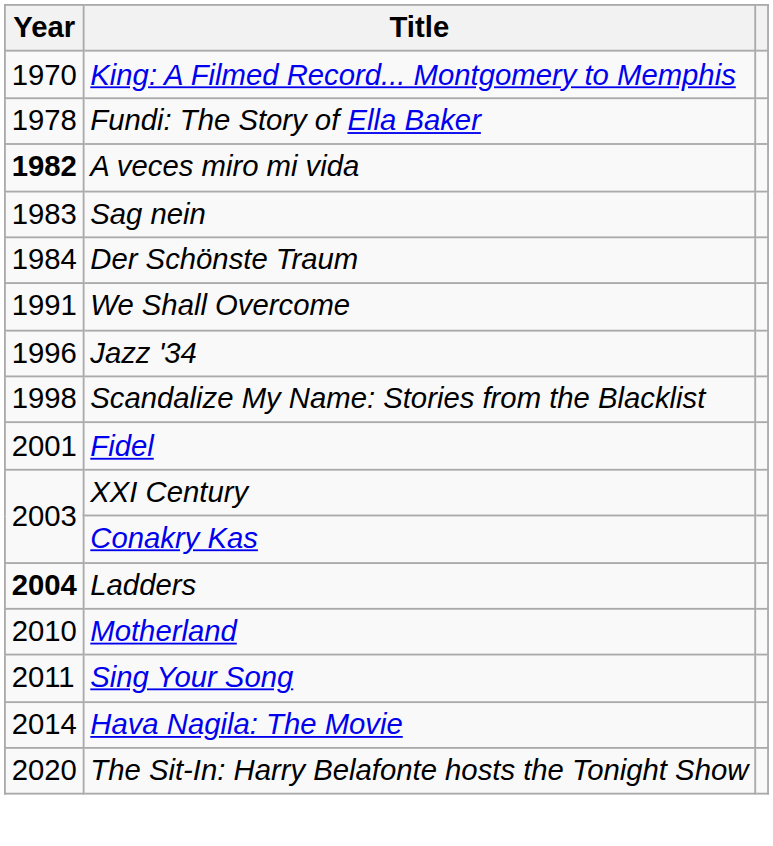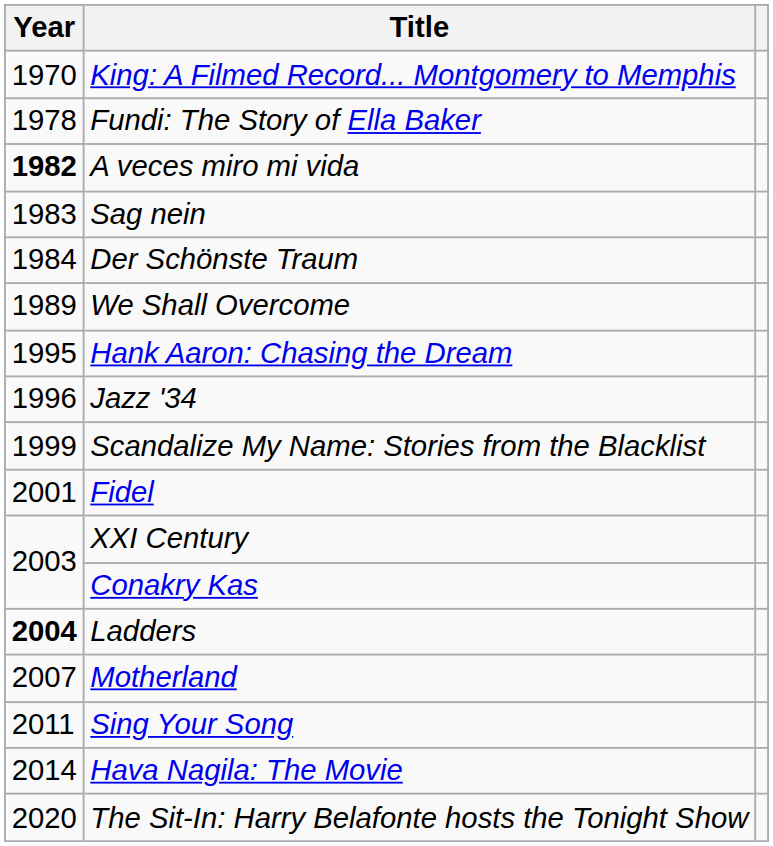(44, 306) 1991 -> (44, 306) 1989
+ row: (301, 352)
(44, 399) 1998 -> (44, 445) 1999
(44, 631) 2010 -> (44, 677) 2007
